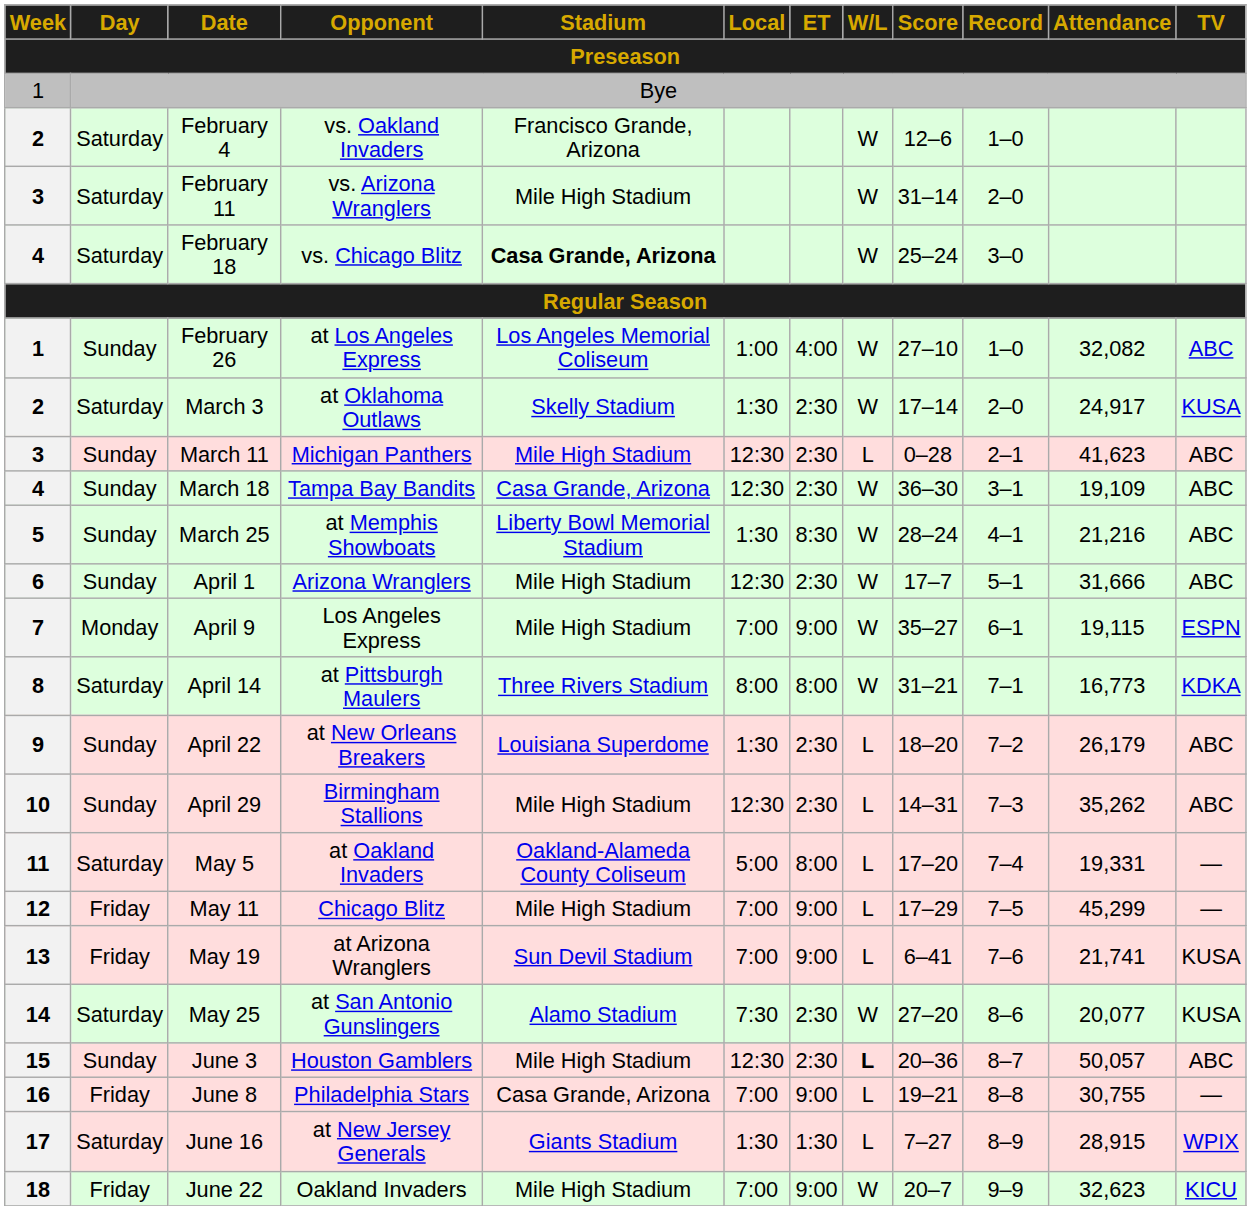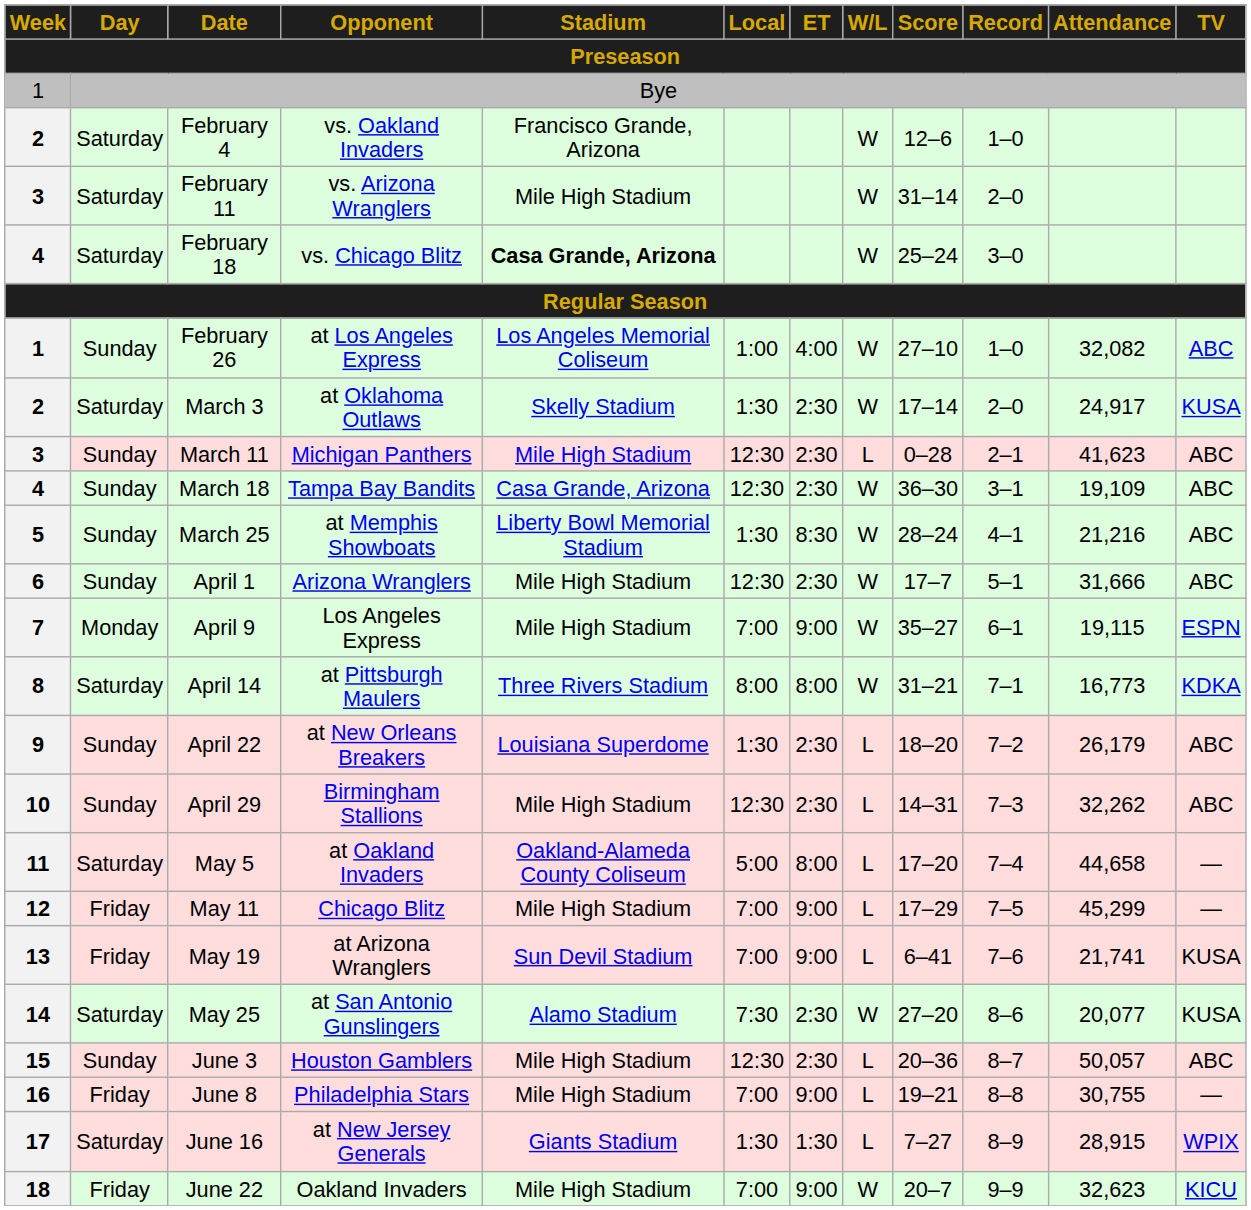(1112, 804) 35,262 -> (1112, 804) 32,262
(1112, 862) 19,331 -> (1112, 862) 44,658
(868, 1061) bold -> (868, 1061) normal
(603, 1095) Casa Grande, Arizona -> (603, 1095) Mile High Stadium
